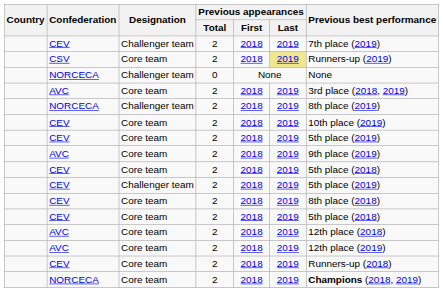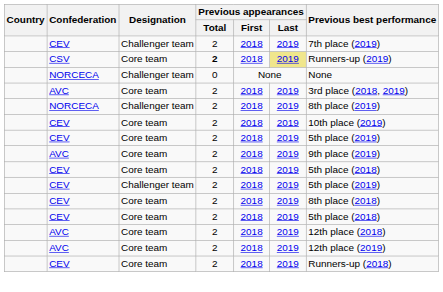(215, 59) normal -> (215, 59) bold
- row: (74, 279)
